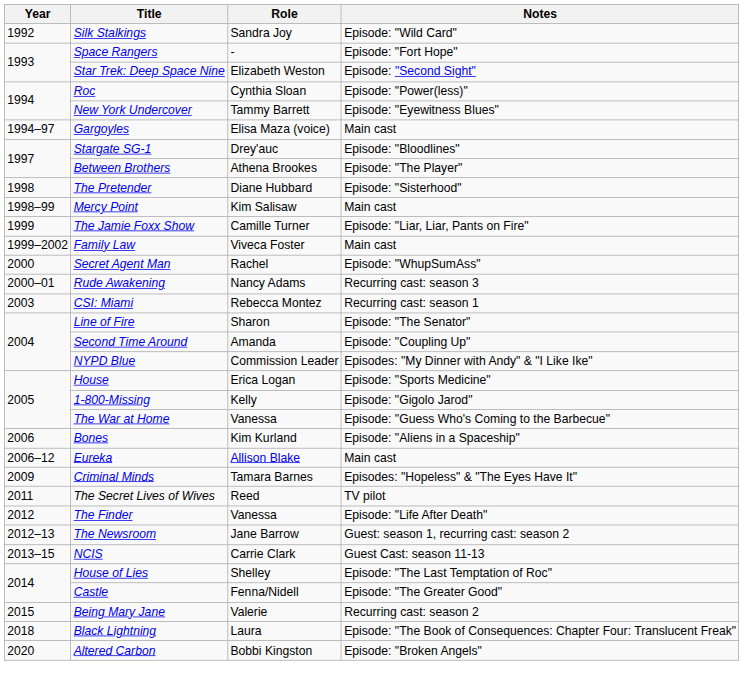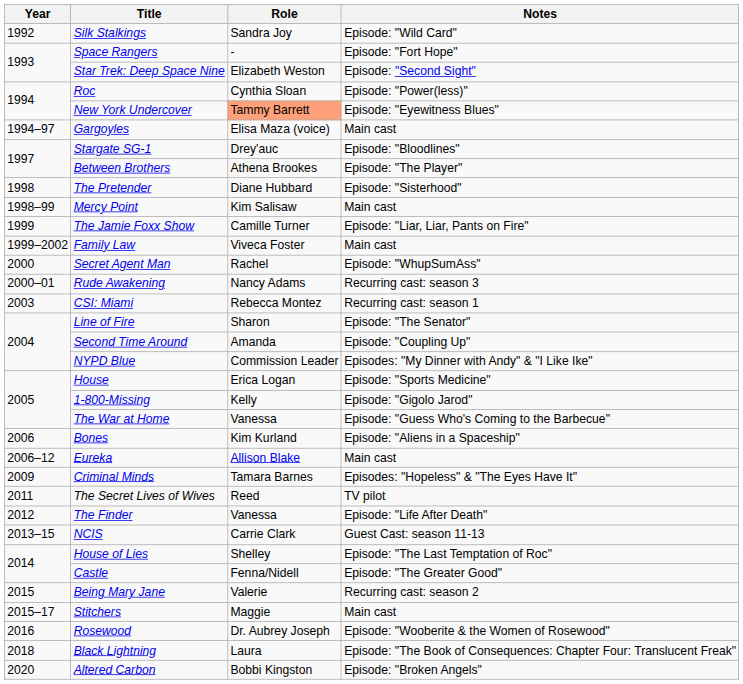(270, 110) no background -> (270, 110) lightsalmon background
- row: (115, 534)
+ row: (97, 611)
+ row: (102, 631)
